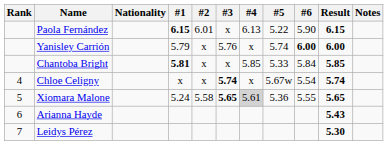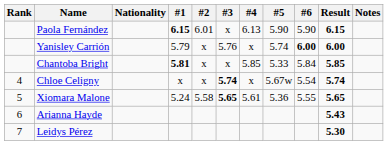(279, 30) 5.22 -> (279, 30) 5.90
(251, 98) lightgrey background -> (251, 98) no background
